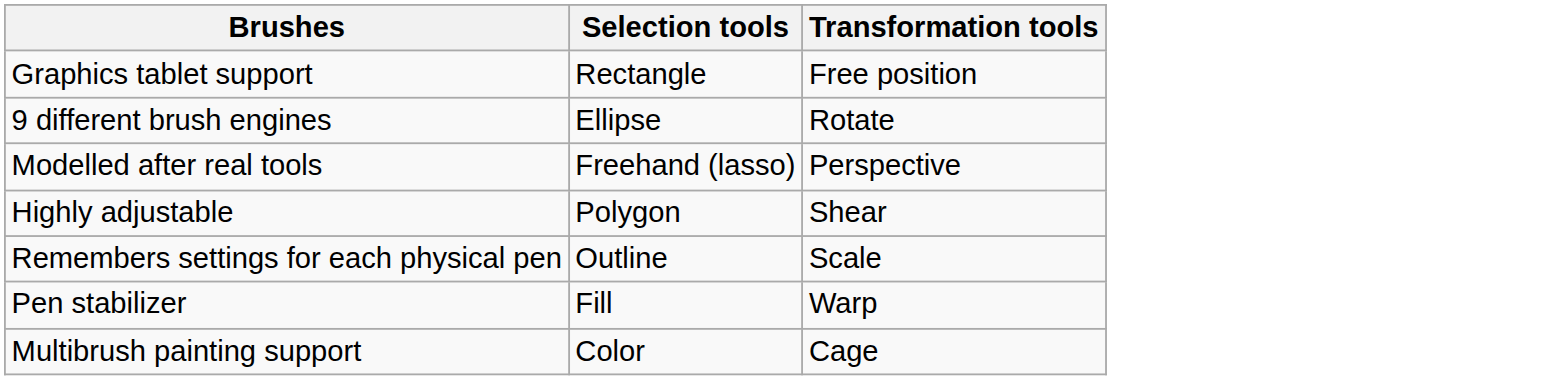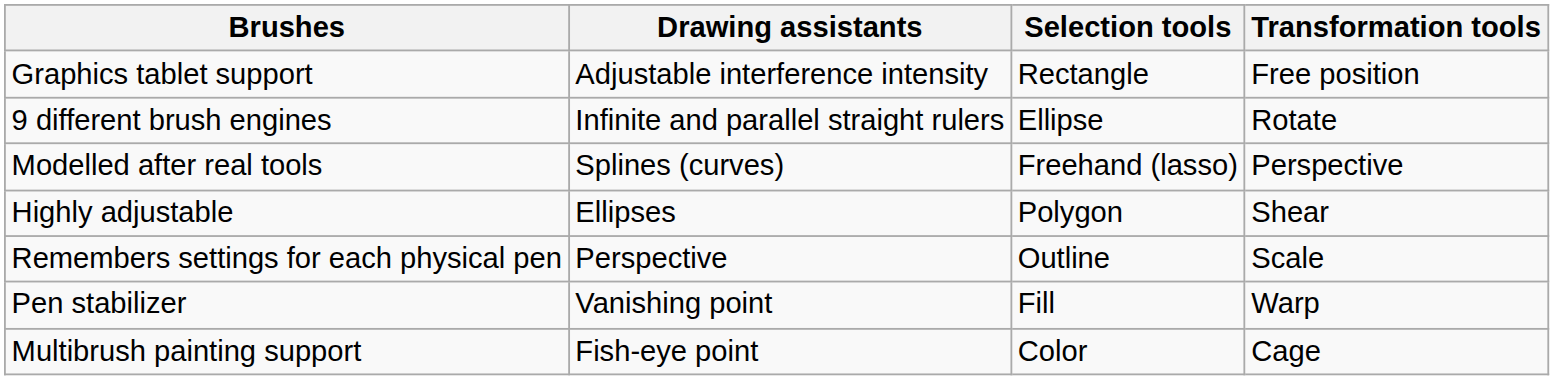+ column: (790, 27)
